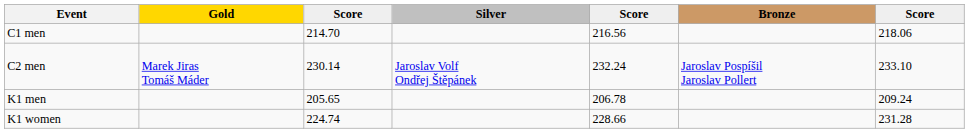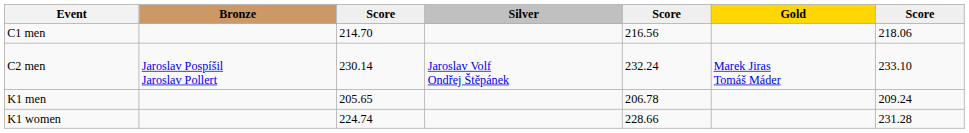columns swapped: (221, 14) <-> (777, 14)
